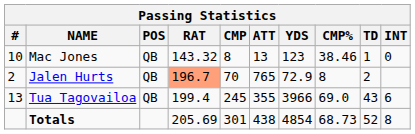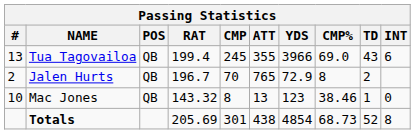rows swapped: (83, 98) <-> (63, 56)
(191, 77) lightsalmon background -> (191, 77) no background
